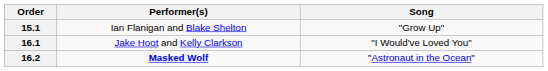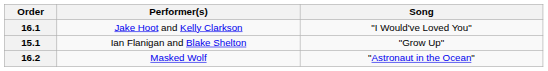rows swapped: (31, 27) <-> (31, 43)
(178, 58) bold -> (178, 58) normal
